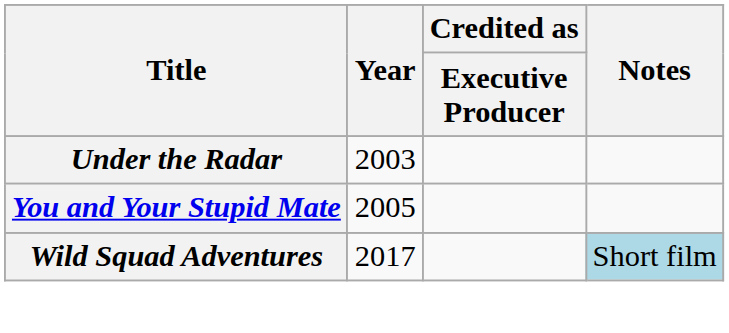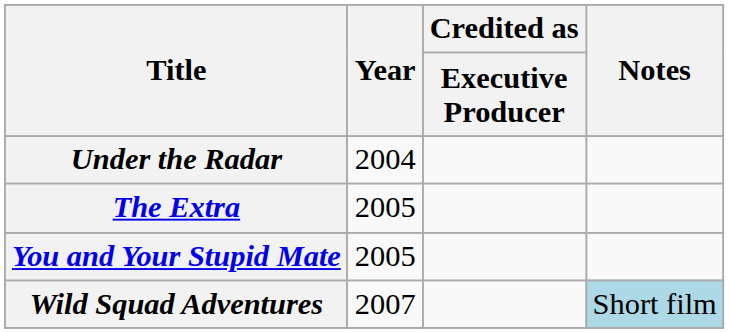(385, 159) 2003 -> (385, 159) 2004
+ row: (176, 207)
(385, 255) 2017 -> (385, 303) 2007
